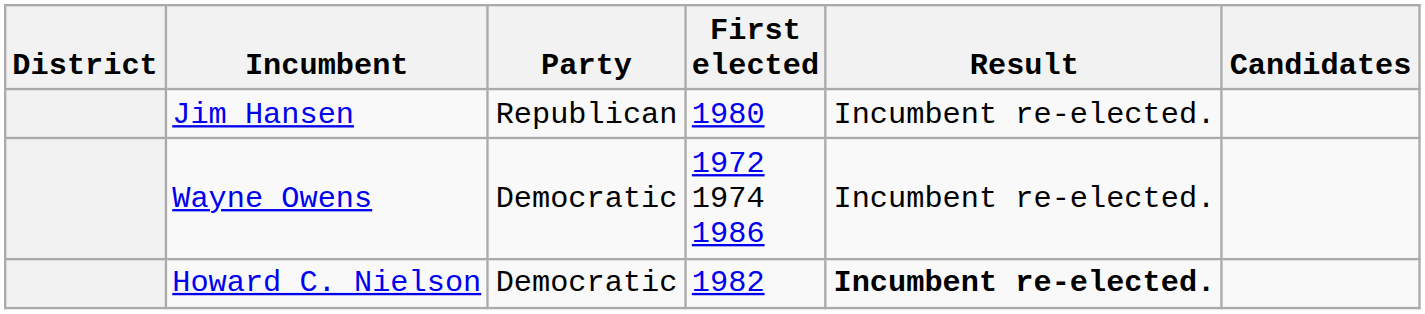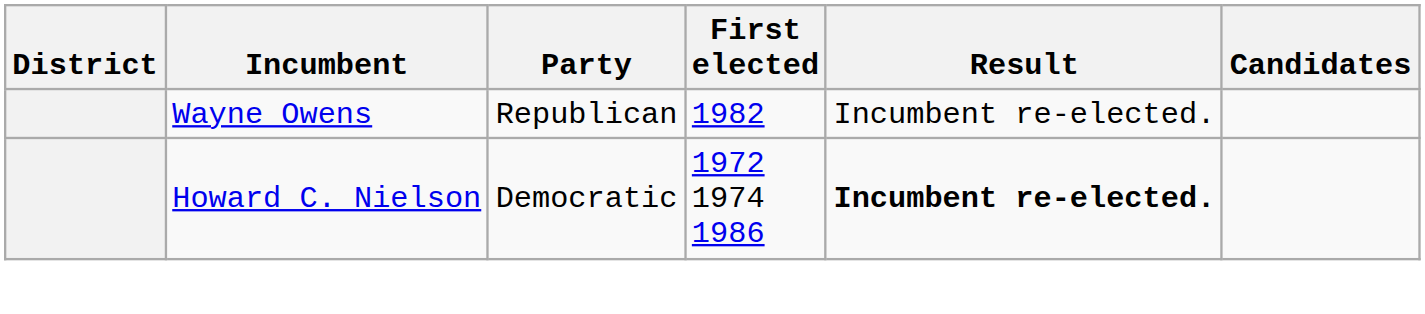- row: (263, 114)
(587, 198) Democratic -> (587, 114) Republican
(728, 198) 1972 1974 1986 -> (728, 114) 1982
(728, 283) 1982 -> (728, 198) 1972 1974 1986
